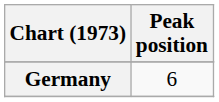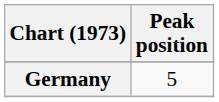(172, 79) 6 -> (172, 79) 5
